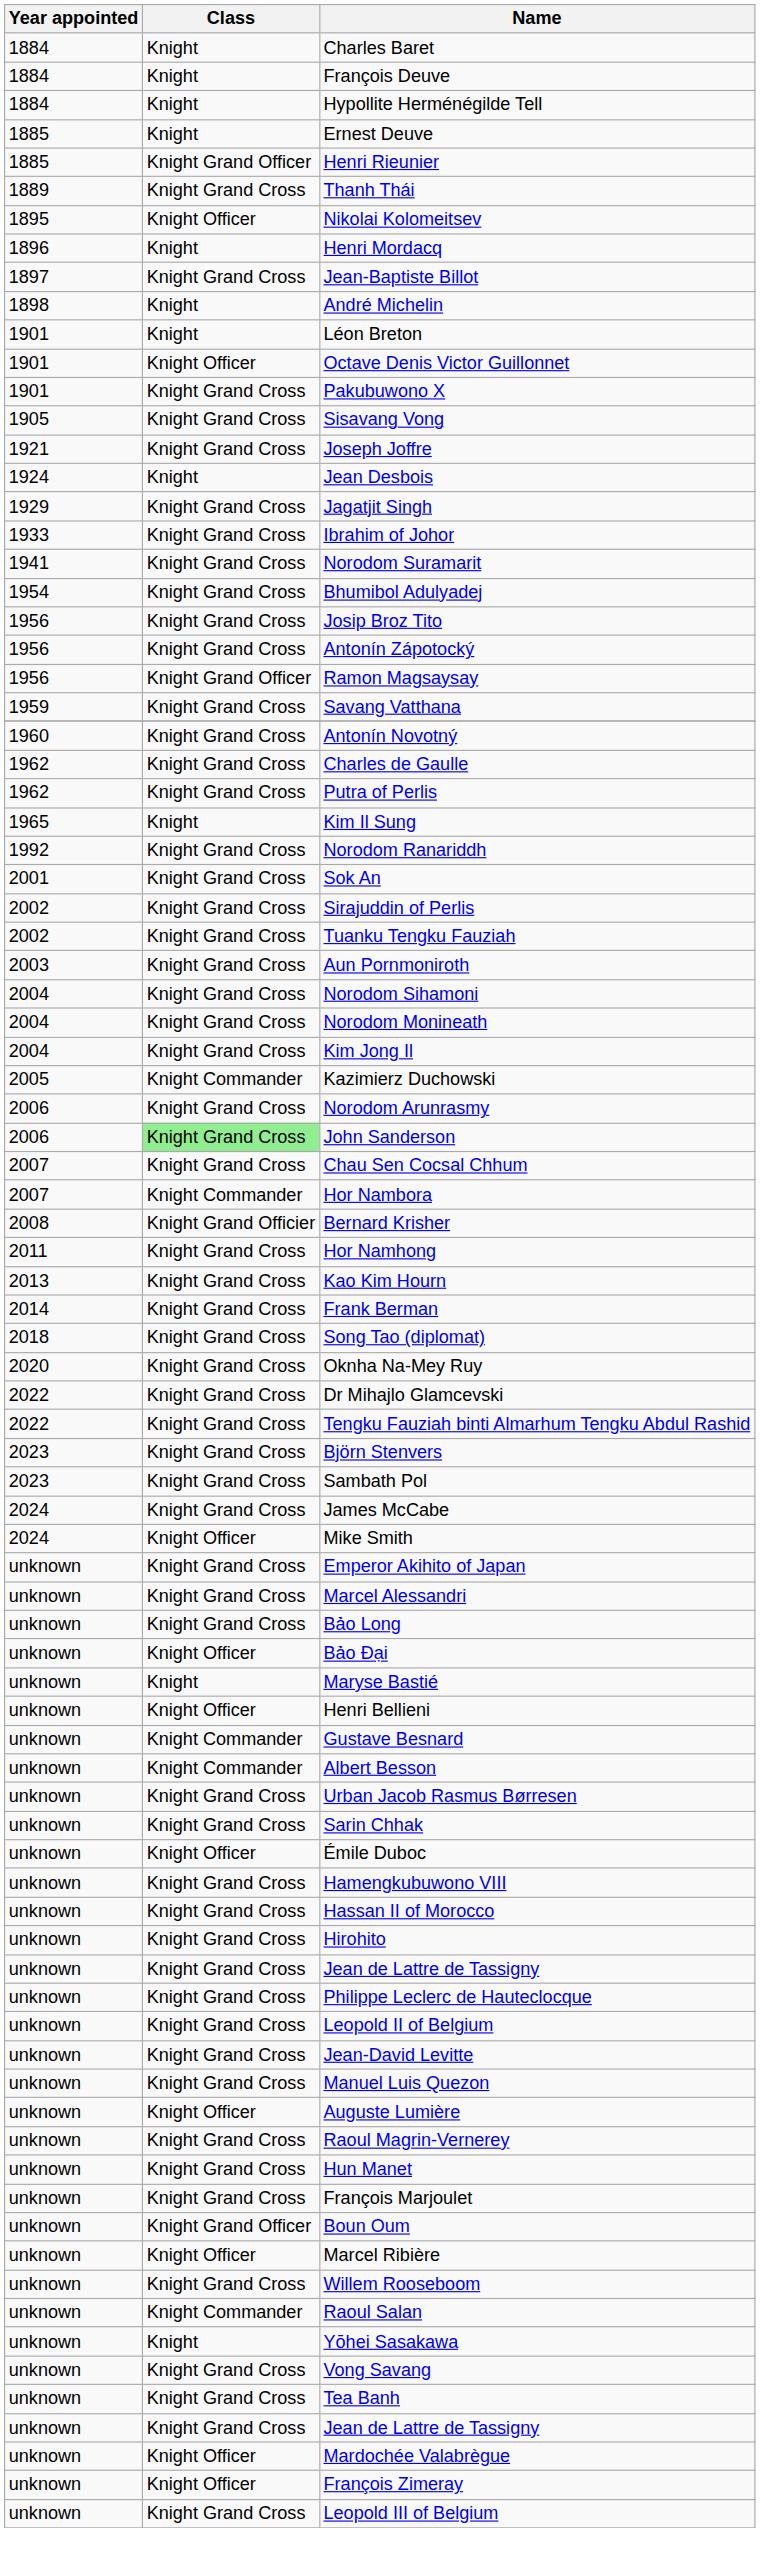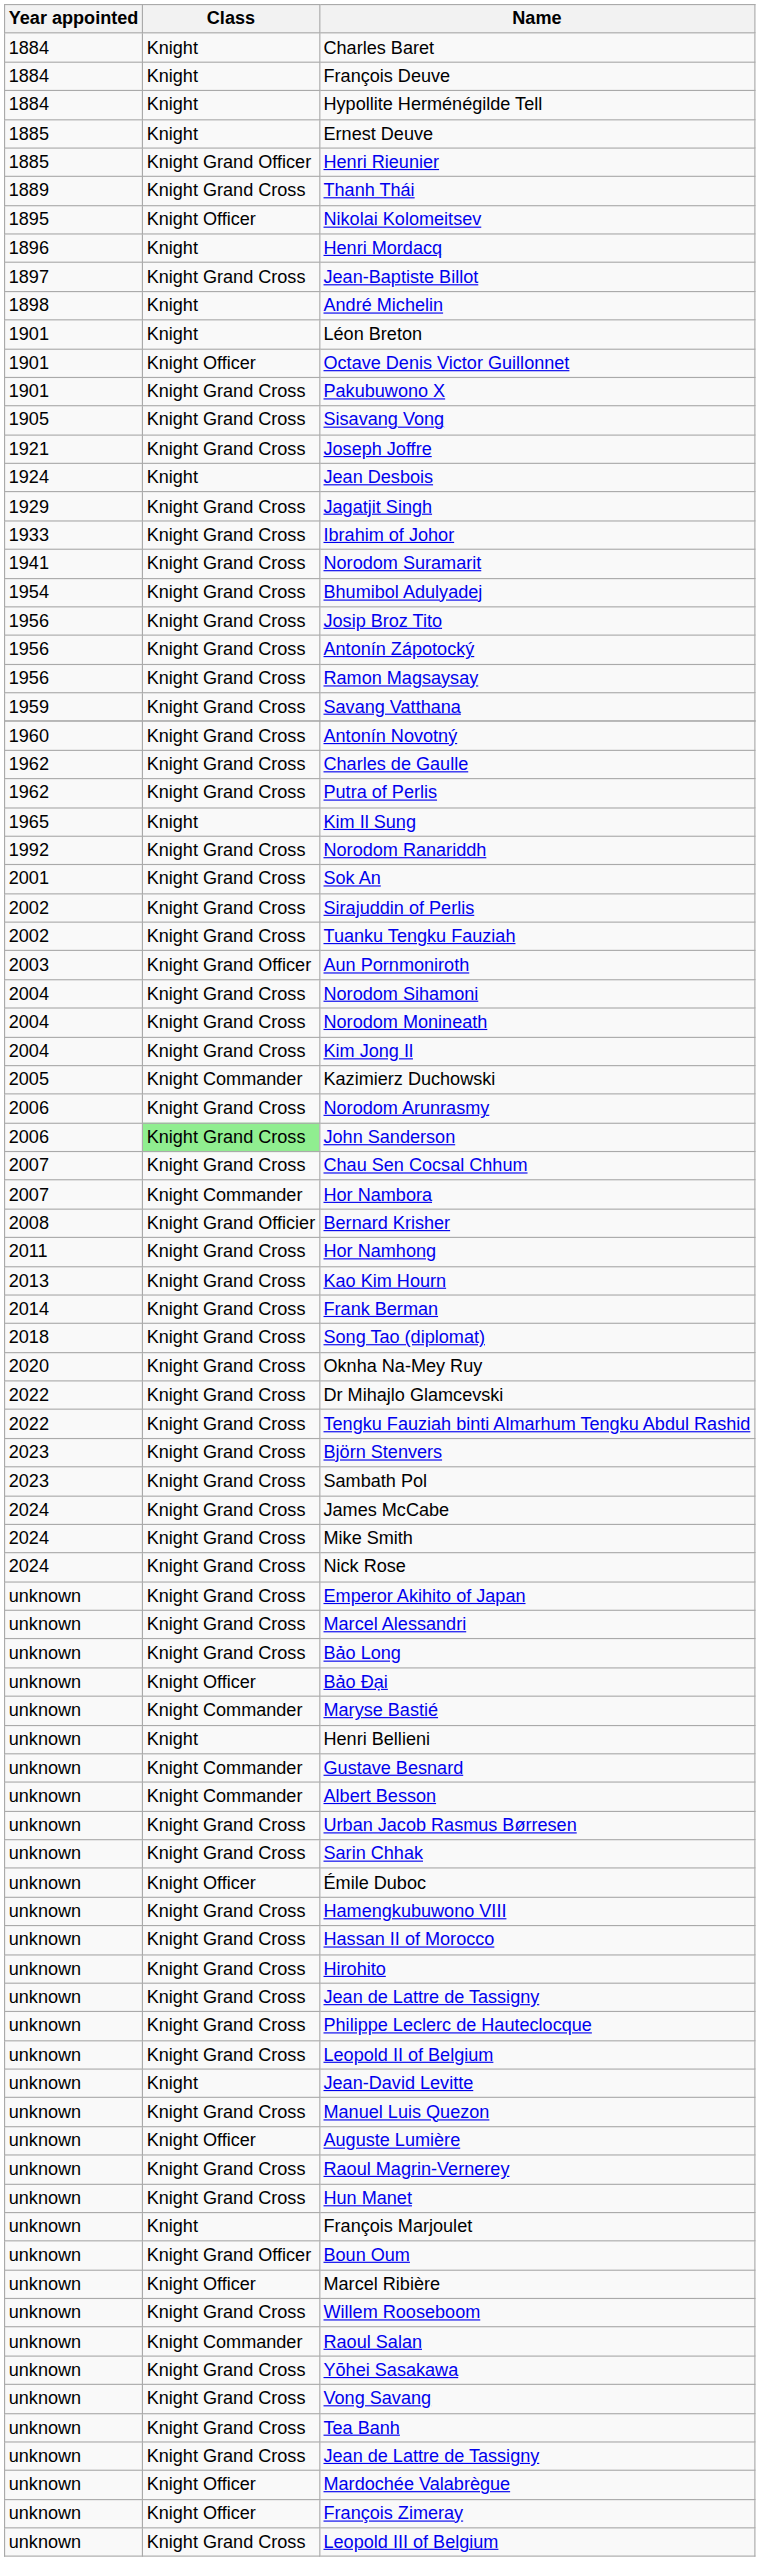(229, 678) Knight Grand Officer -> (226, 678) Knight Grand Cross
(226, 965) Knight Grand Cross -> (229, 965) Knight Grand Officer
(201, 1538) Knight Officer -> (226, 1538) Knight Grand Cross
+ row: (29, 1567)
(172, 1681) Knight -> (225, 1710) Knight Commander
(201, 1710) Knight Officer -> (172, 1739) Knight
(226, 2054) Knight Grand Cross -> (172, 2083) Knight
(226, 2198) Knight Grand Cross -> (172, 2226) Knight
(172, 2341) Knight -> (226, 2370) Knight Grand Cross
